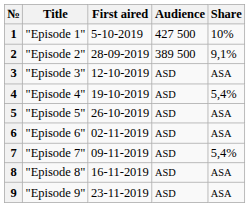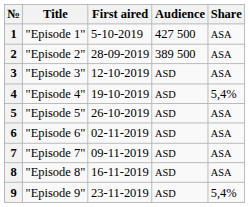(222, 34) 10% -> (221, 34) ASA
(224, 53) 9,1% -> (221, 54) ASA
(224, 152) 5,4% -> (221, 153) ASA
(221, 193) ASA -> (224, 192) 5,4%
